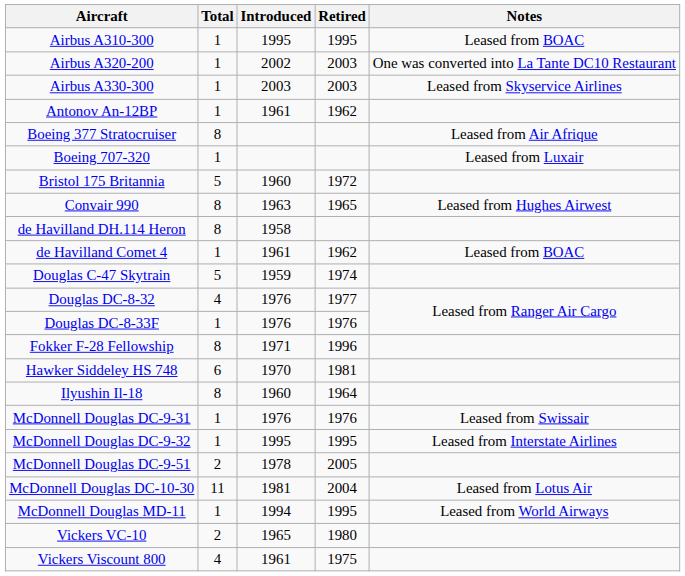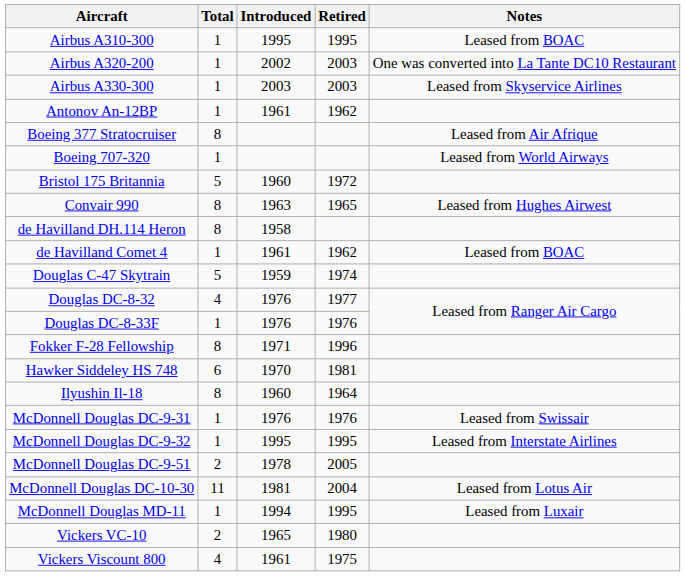(524, 157) Leased from Luxair -> (524, 157) Leased from World Airways
(524, 511) Leased from World Airways -> (524, 511) Leased from Luxair
